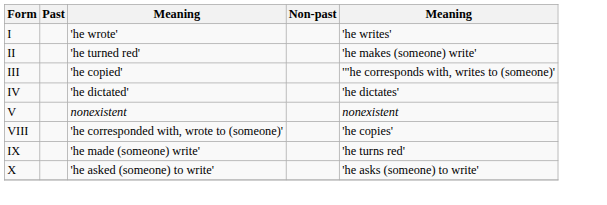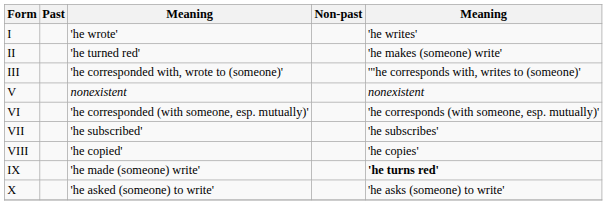(97, 72) 'he copied' -> (177, 72) 'he corresponded with, wrote to (someone)'
- row: (14, 92)
+ row: (14, 111)
+ row: (16, 131)
(177, 131) 'he corresponded with, wrote to (someone)' -> (97, 151) 'he copied'
(374, 151) normal -> (403, 170) bold
